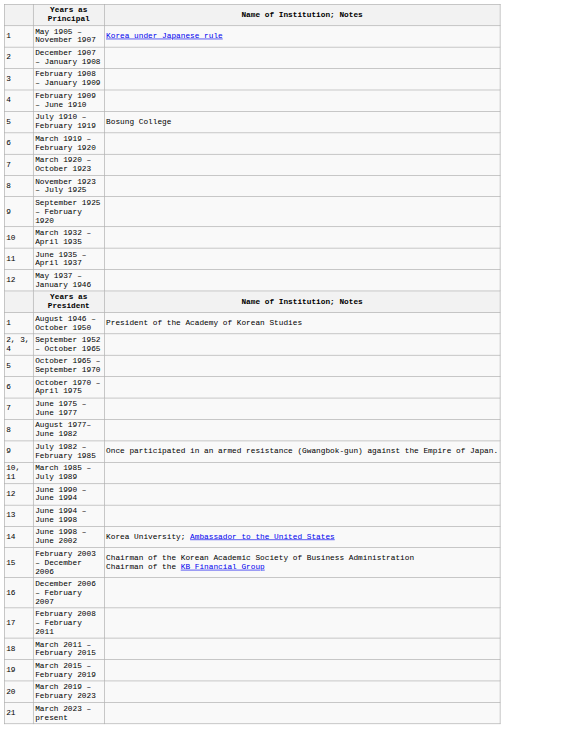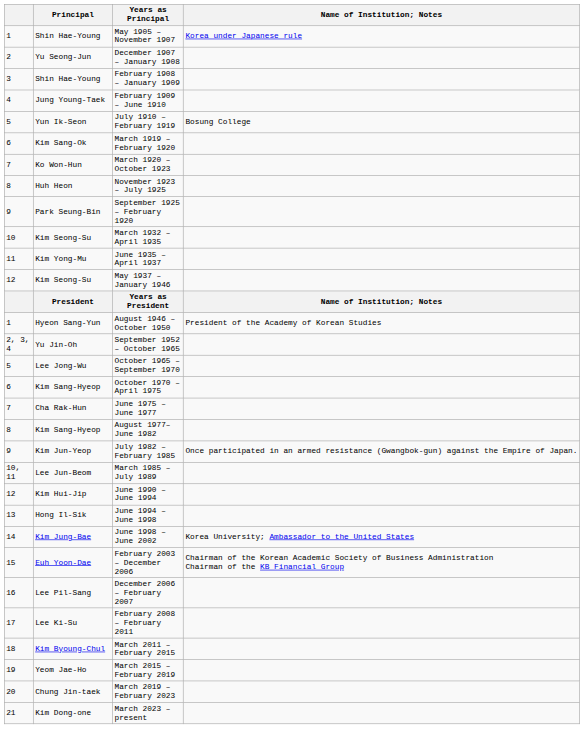+ column: (73, 15)
